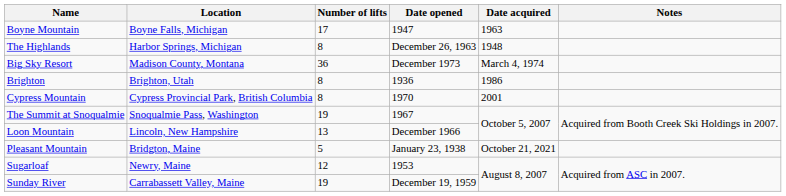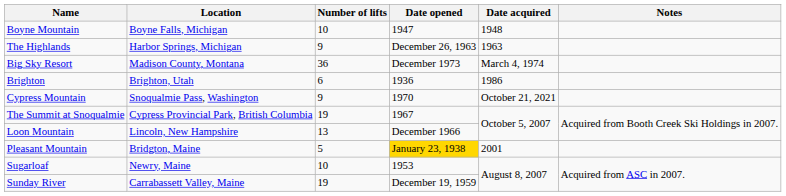(323, 30) 17 -> (323, 30) 10
(492, 30) 1963 -> (492, 30) 1948
(320, 47) 8 -> (320, 47) 9
(492, 47) 1948 -> (492, 47) 1963
(320, 81) 8 -> (320, 81) 6
(221, 98) Cypress Provincial Park, British Columbia -> (194, 98) Snoqualmie Pass, Washington
(320, 98) 8 -> (320, 98) 9
(492, 98) 2001 -> (518, 98) October 21, 2021
(194, 115) Snoqualmie Pass, Washington -> (221, 115) Cypress Provincial Park, British Columbia
(429, 149) no background -> (429, 149) gold background
(518, 149) October 21, 2021 -> (492, 149) 2001
(323, 166) 12 -> (323, 166) 10
